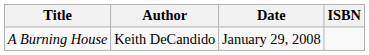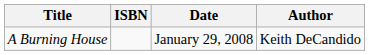columns swapped: (165, 15) <-> (344, 15)
